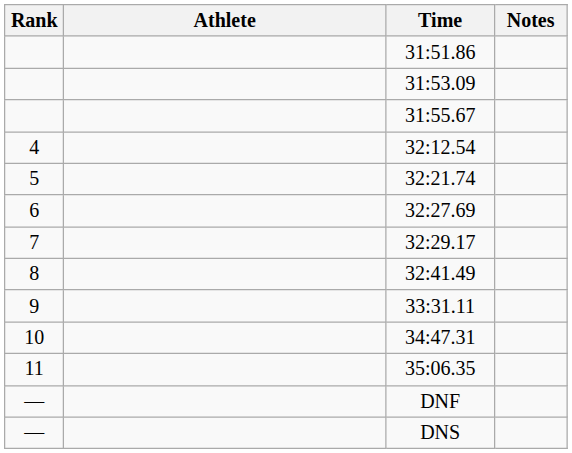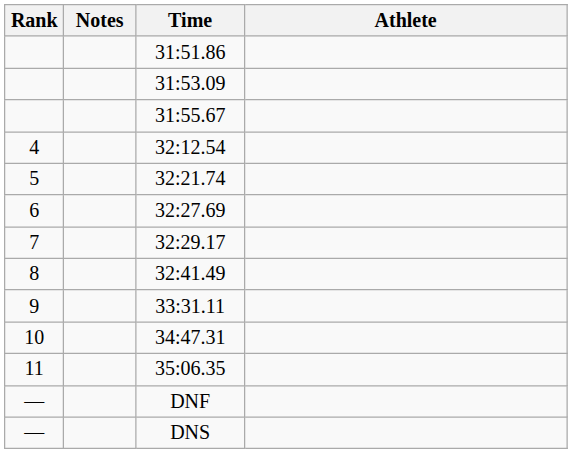columns swapped: (225, 20) <-> (531, 20)
